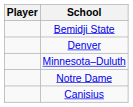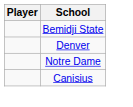- row: (84, 62)
